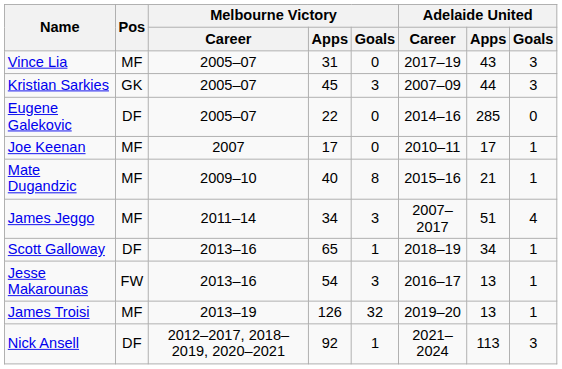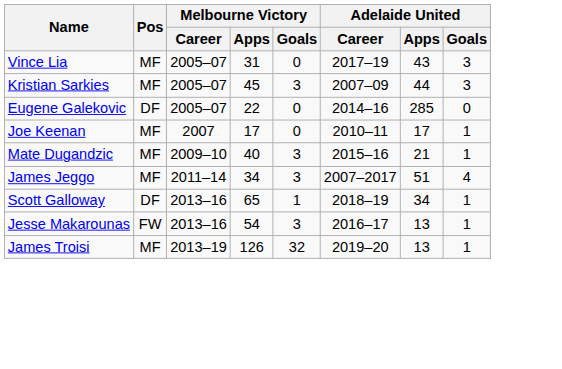(132, 85) GK -> (150, 85) MF
(375, 179) 8 -> (297, 154) 3
- row: (43, 343)
